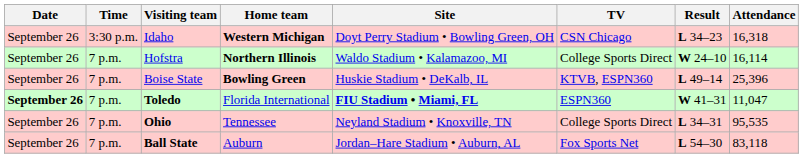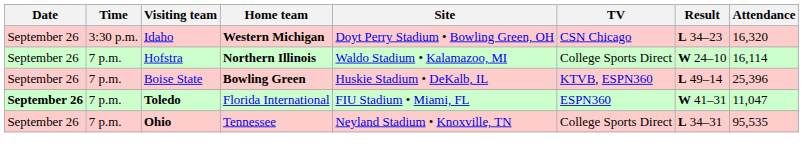(750, 36) 16,318 -> (750, 36) 16,320
(407, 100) bold -> (403, 100) normal
- row: (171, 143)
